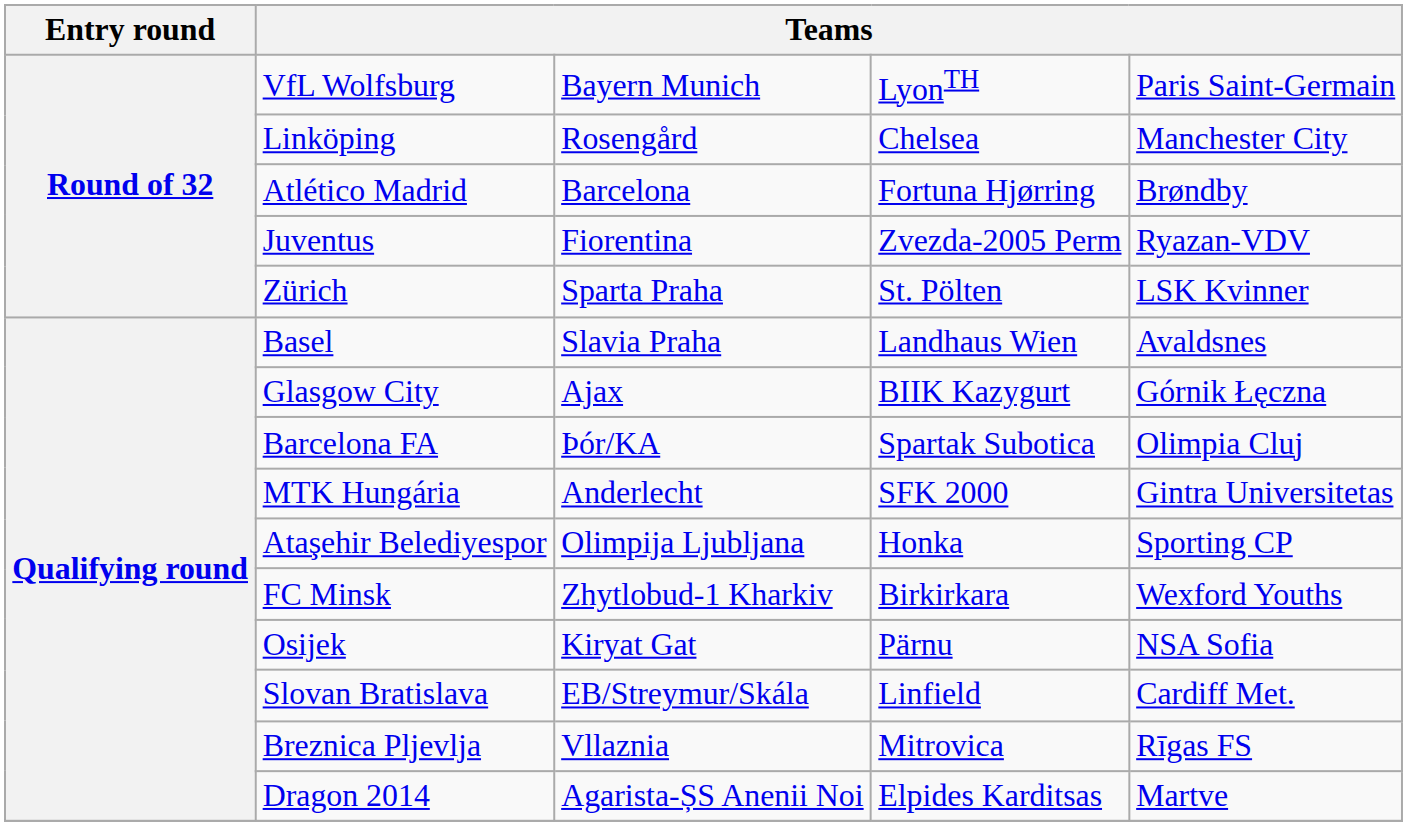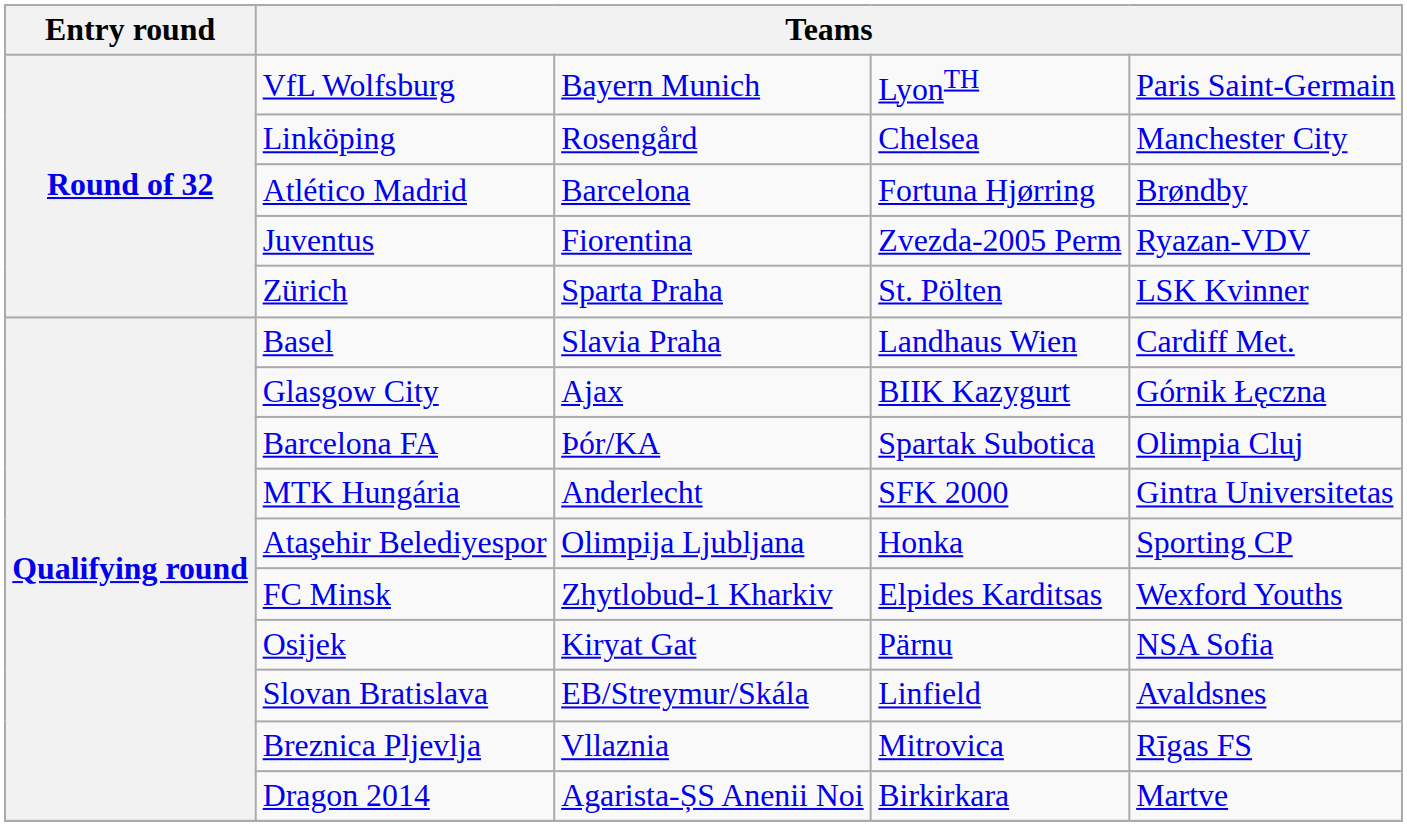(1201, 341) Avaldsnes -> (1215, 341) Cardiff Met.
(944, 593) Birkirkara -> (990, 593) Elpides Karditsas
(1215, 694) Cardiff Met. -> (1201, 694) Avaldsnes
(990, 795) Elpides Karditsas -> (944, 795) Birkirkara
